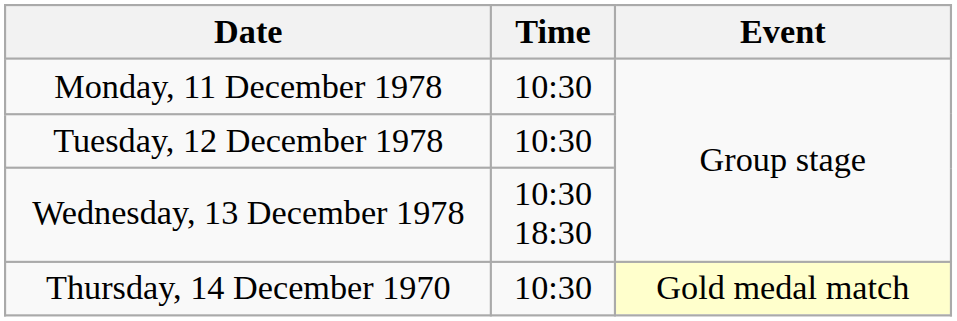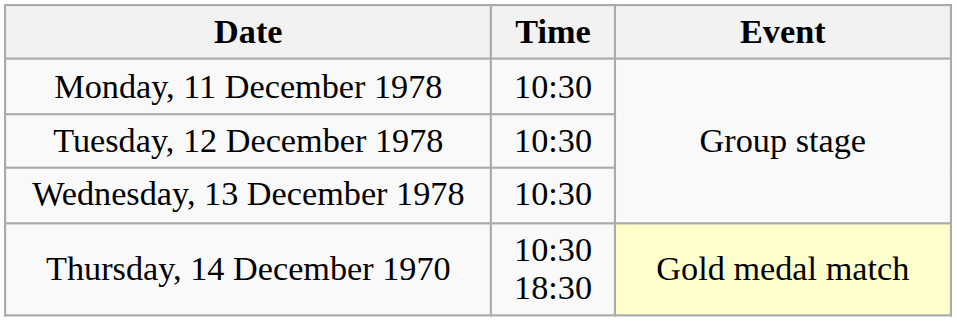(553, 213) 10:30 18:30 -> (553, 194) 10:30
(553, 287) 10:30 -> (553, 268) 10:30 18:30
